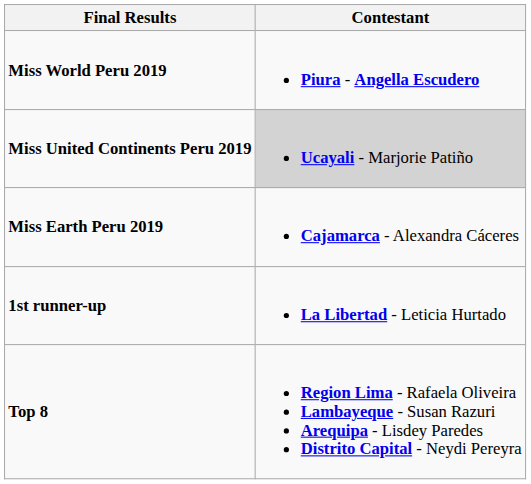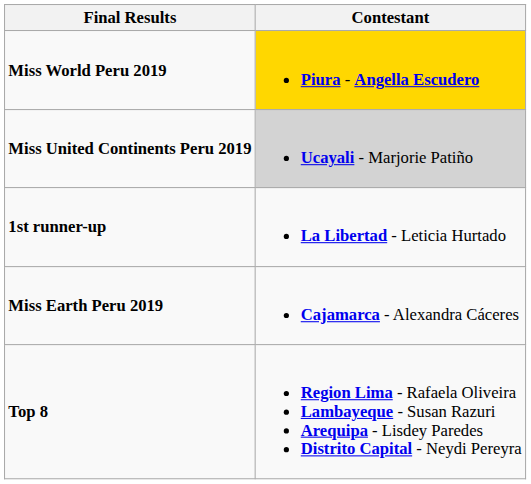(390, 79) no background -> (390, 79) gold background
rows swapped: (86, 226) <-> (57, 305)
